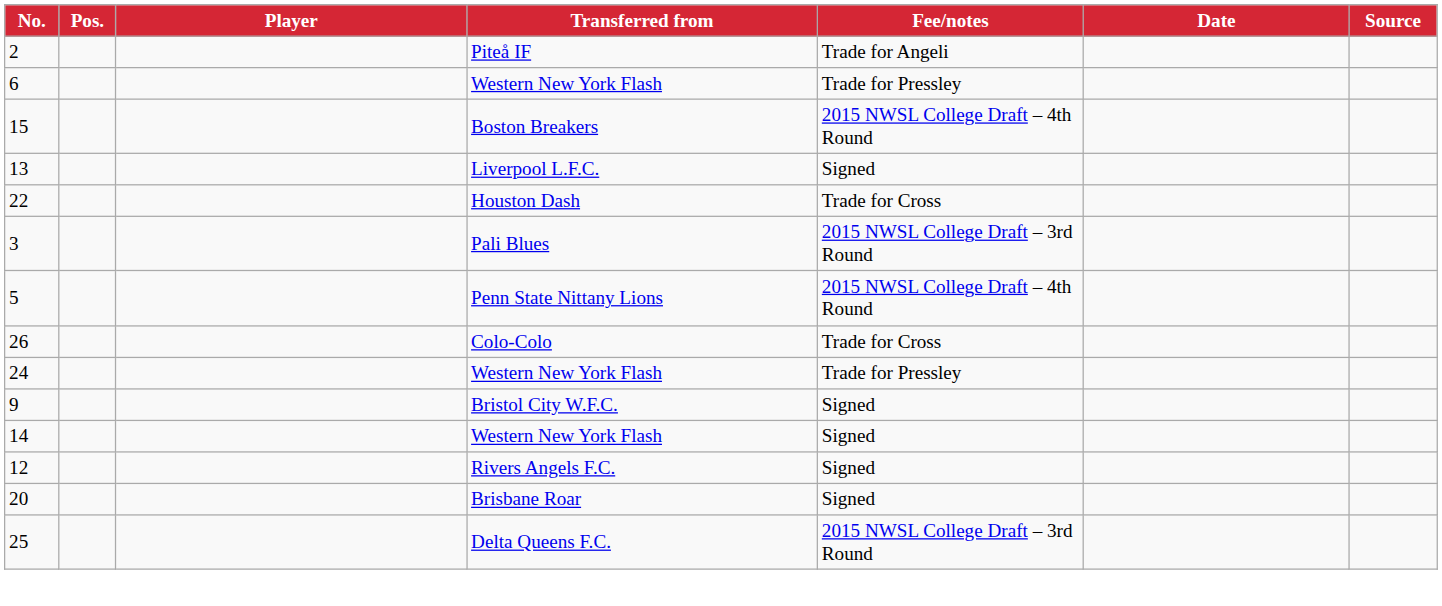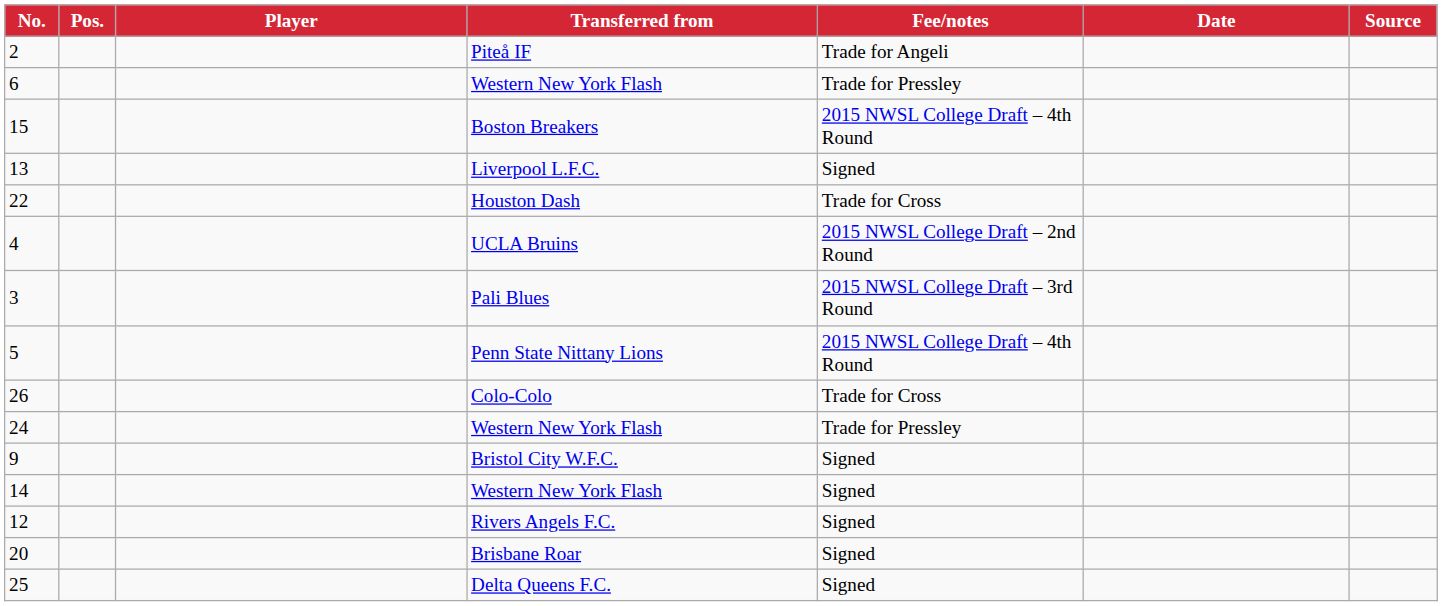+ row: (14, 243)
(947, 541) 2015 NWSL College Draft – 3rd Round -> (848, 584) Signed
